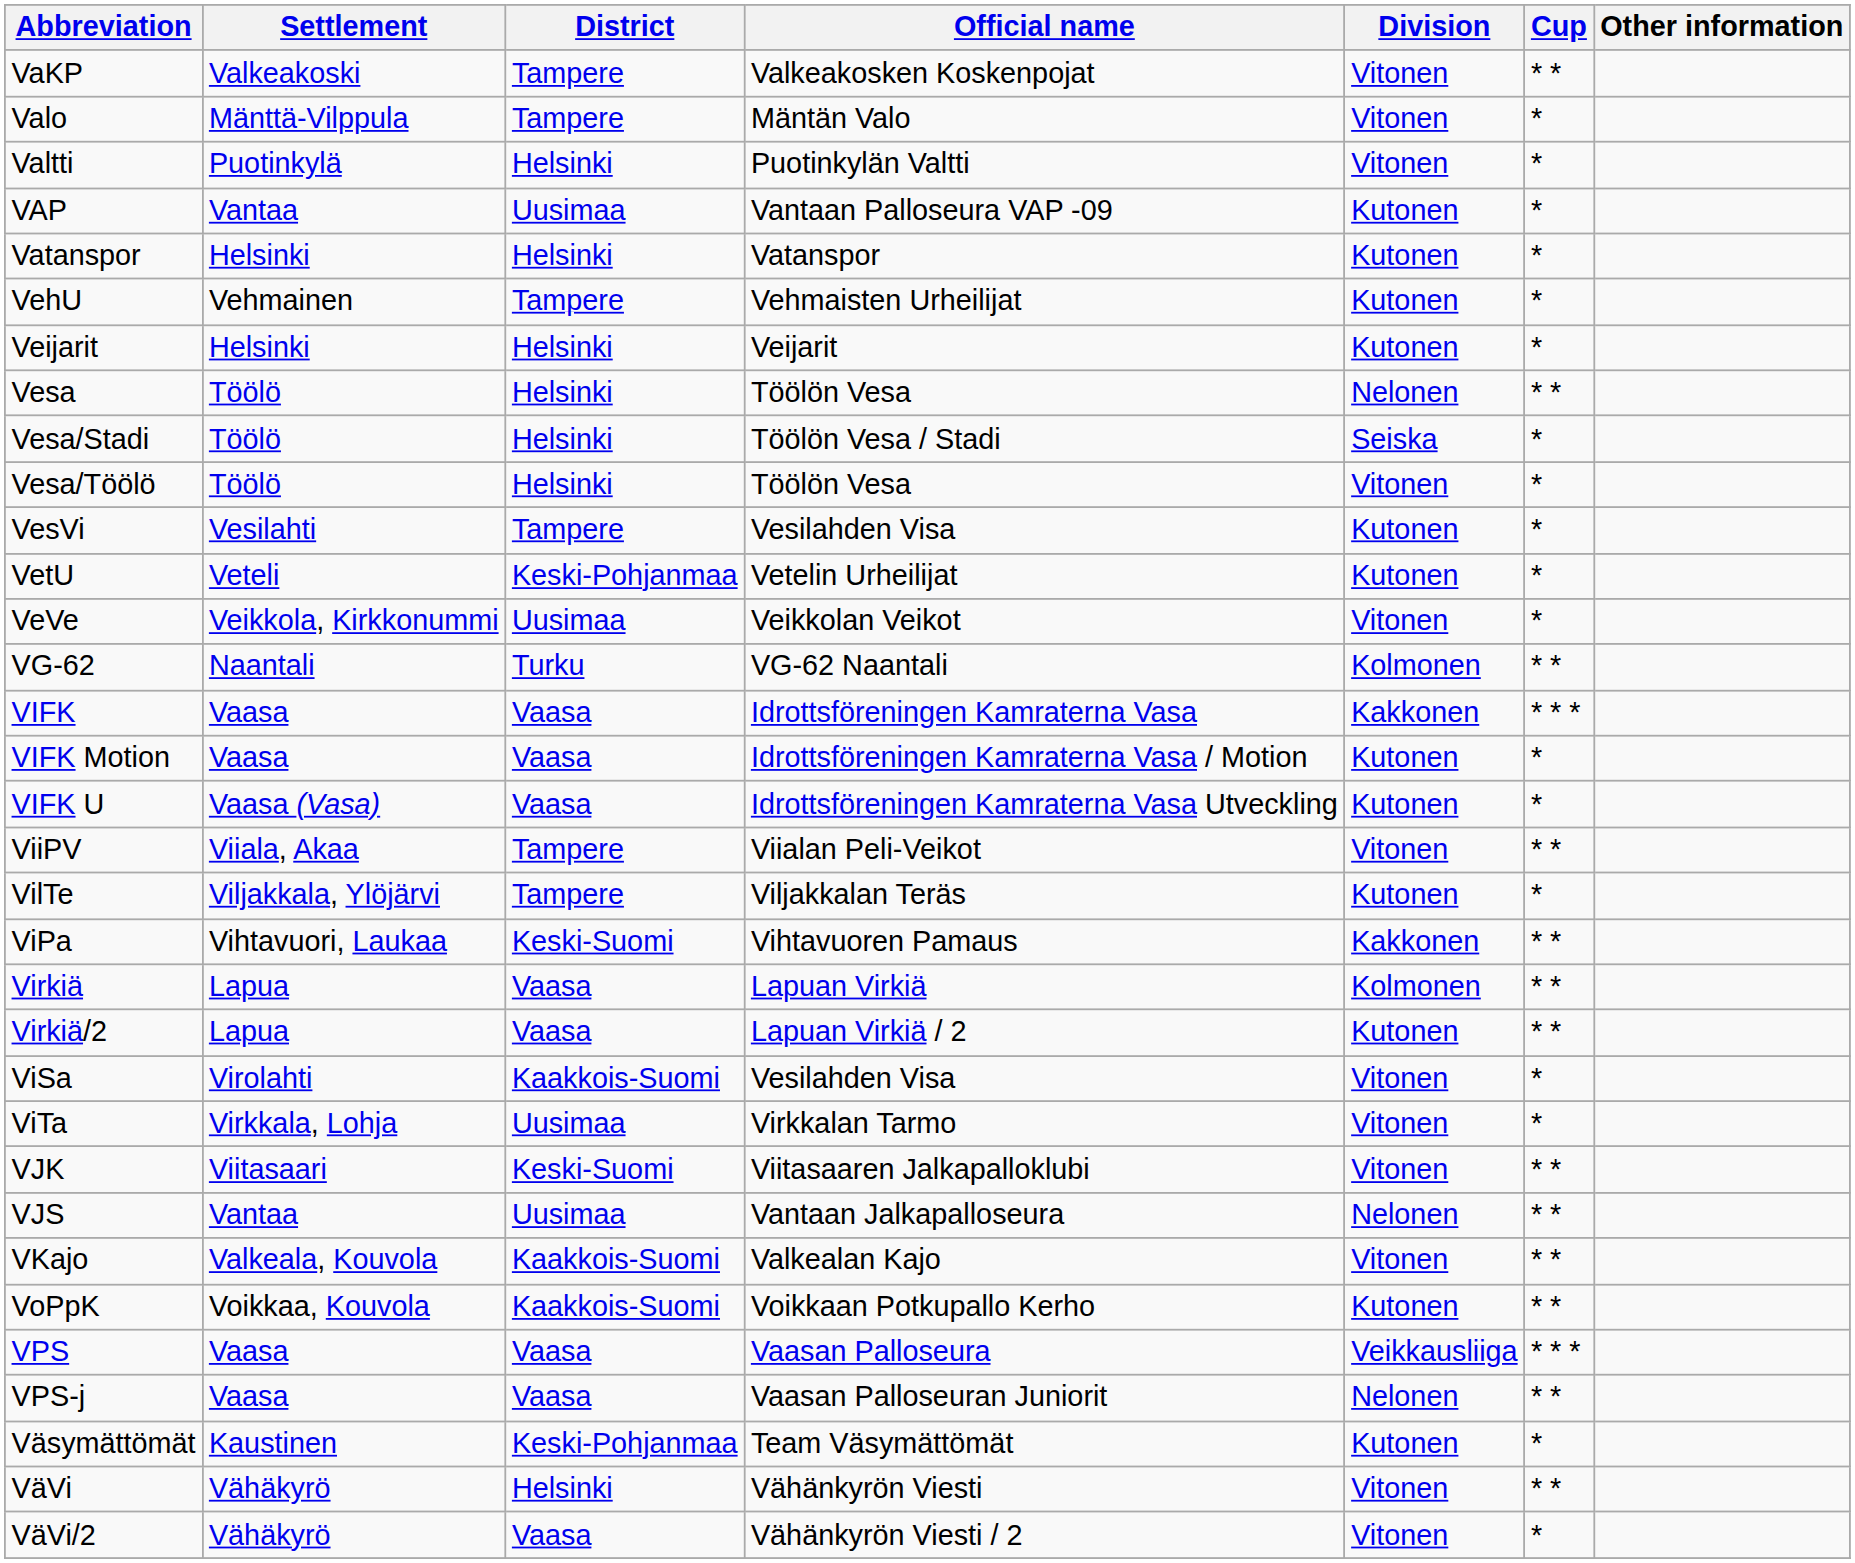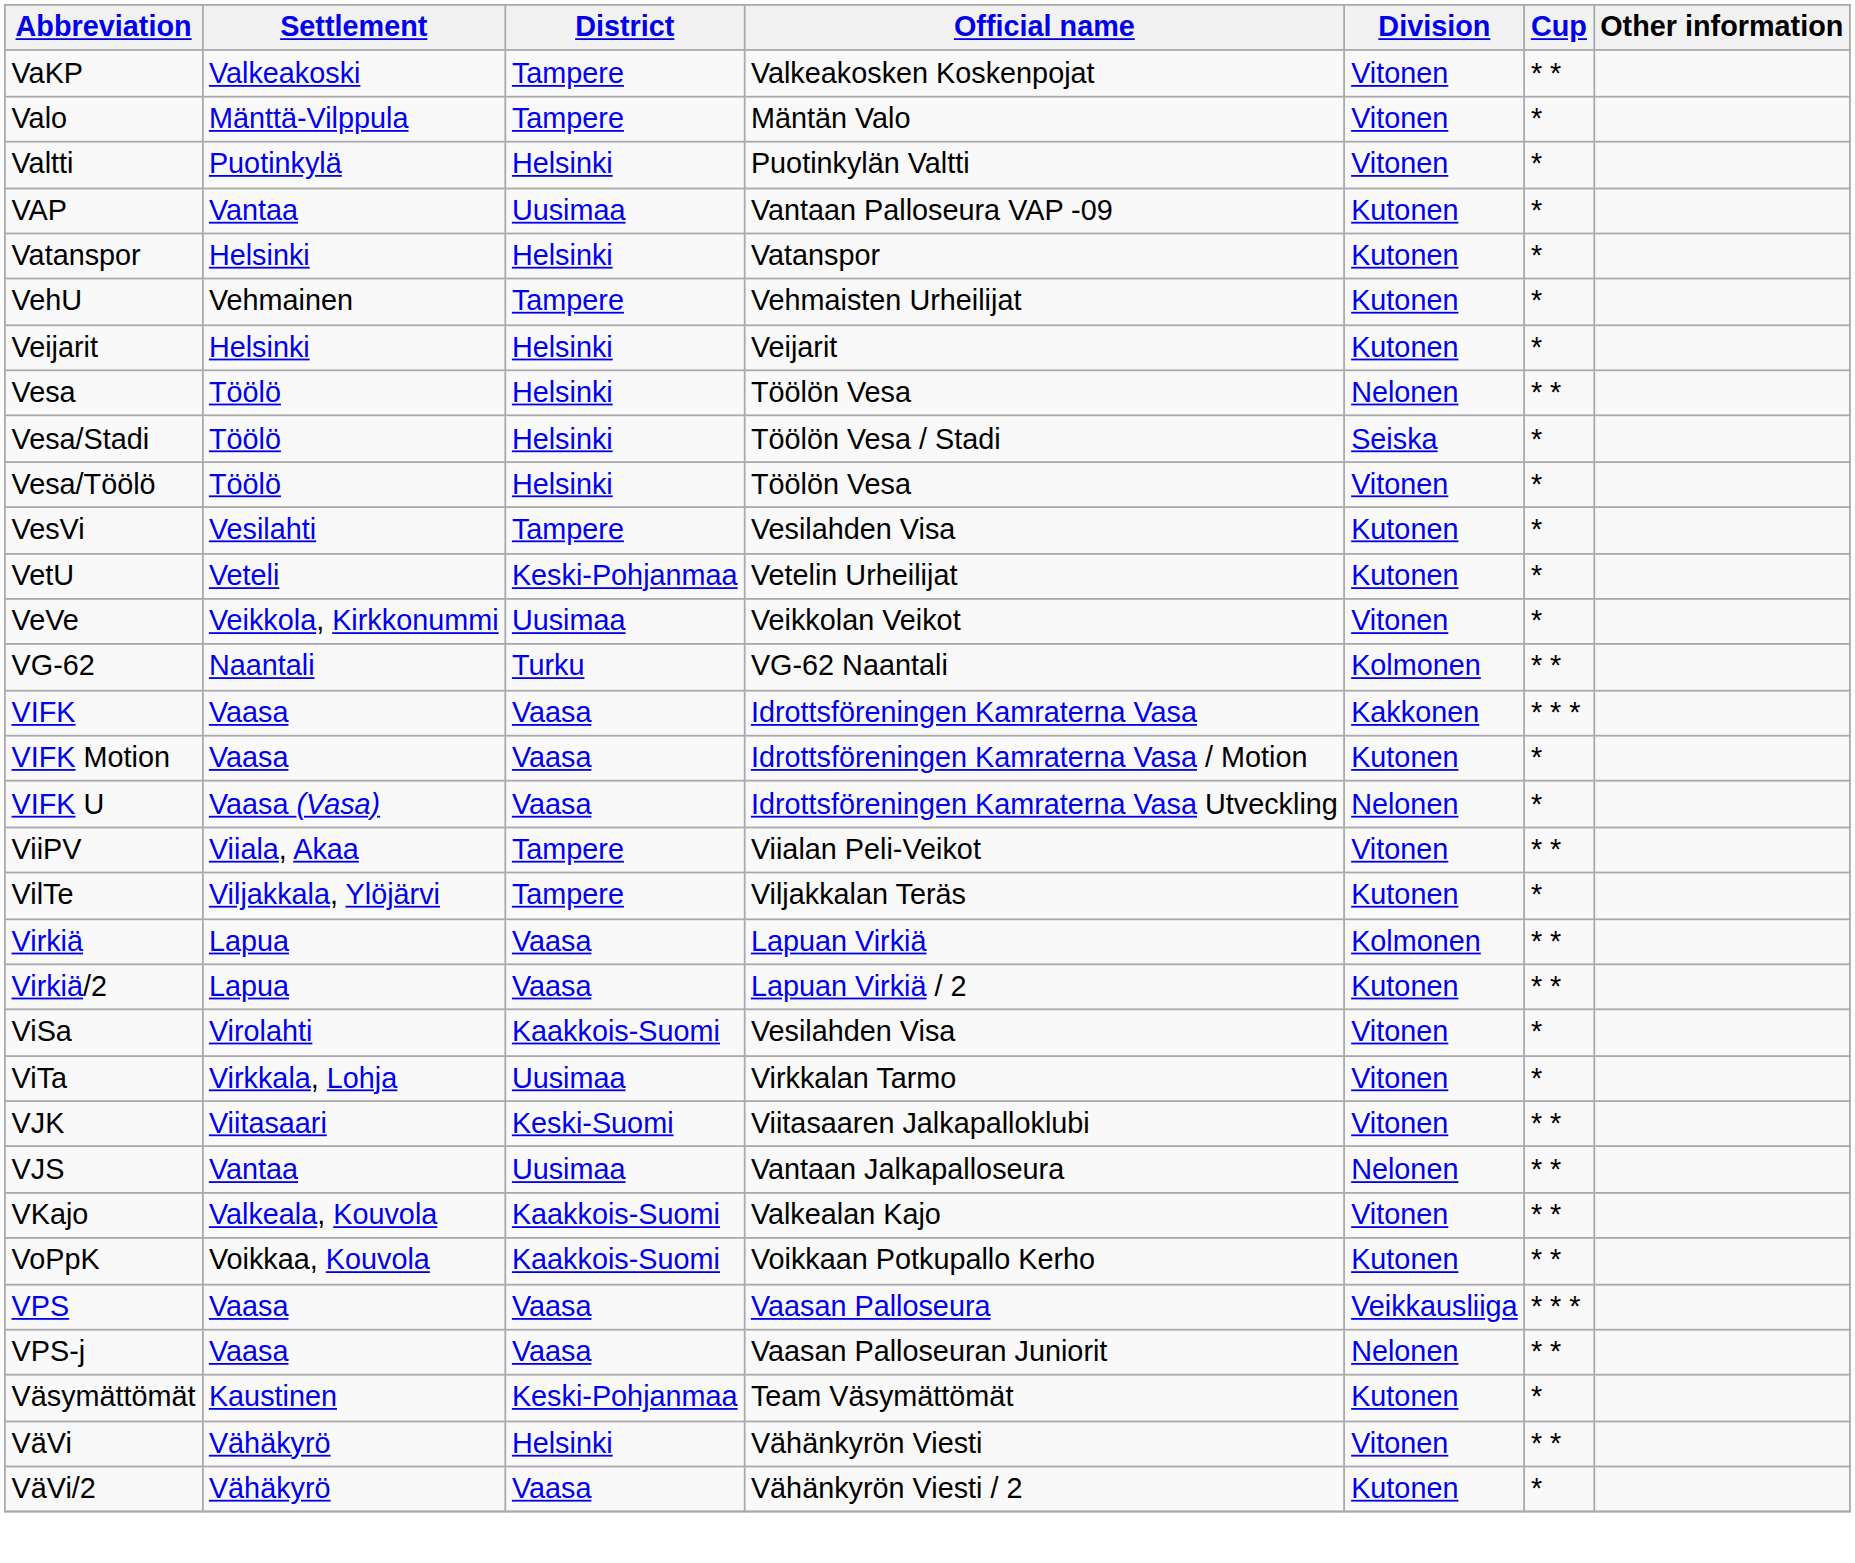(1405, 803) Kutonen -> (1405, 803) Nelonen
- row: (42, 940)
(1400, 1534) Vitonen -> (1405, 1488) Kutonen
